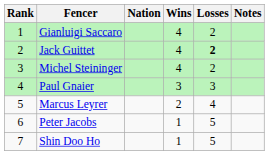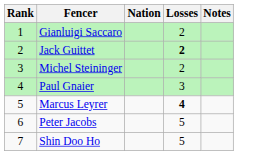- column: (179, 13)
(213, 104) normal -> (182, 104) bold
